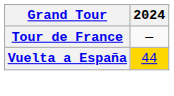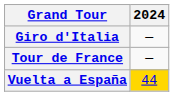+ row: (67, 37)
